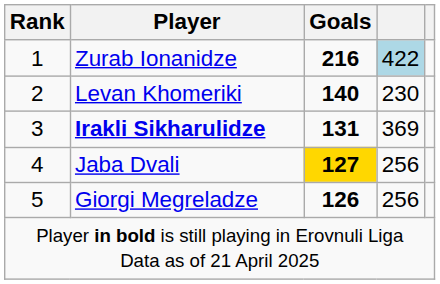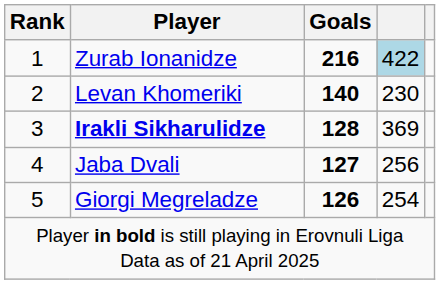(340, 128) 131 -> (340, 128) 128
(340, 164) gold background -> (340, 164) no background
(401, 199) 256 -> (401, 199) 254
